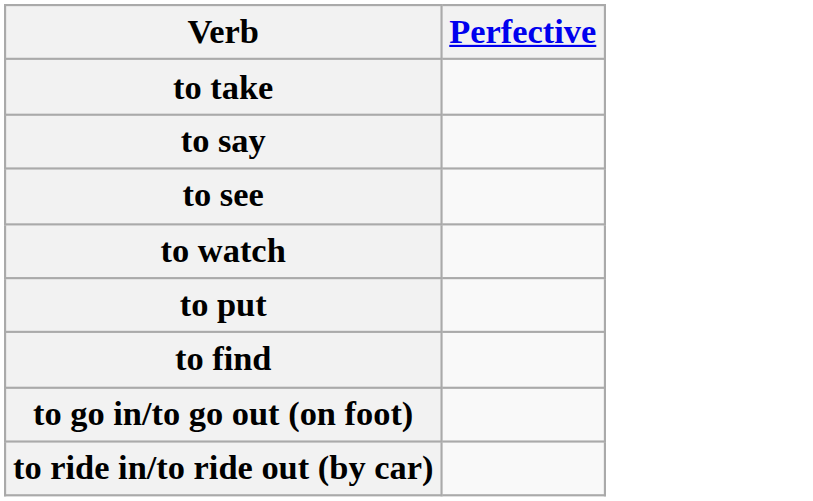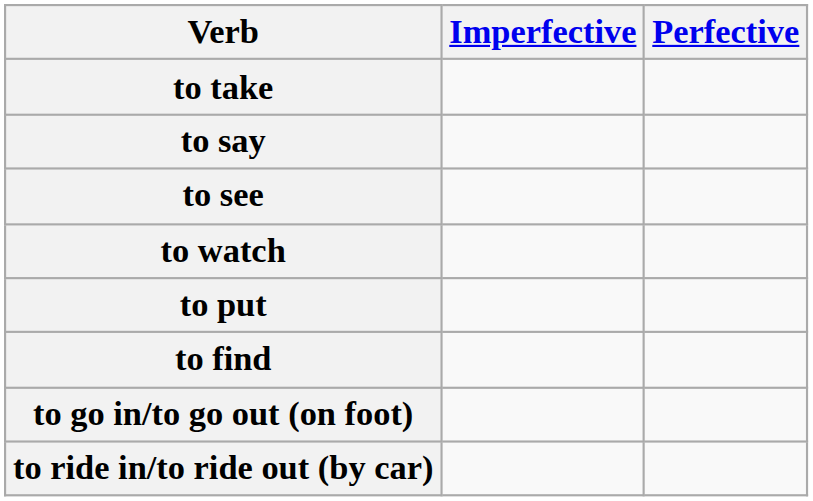+ column: (543, 31)
